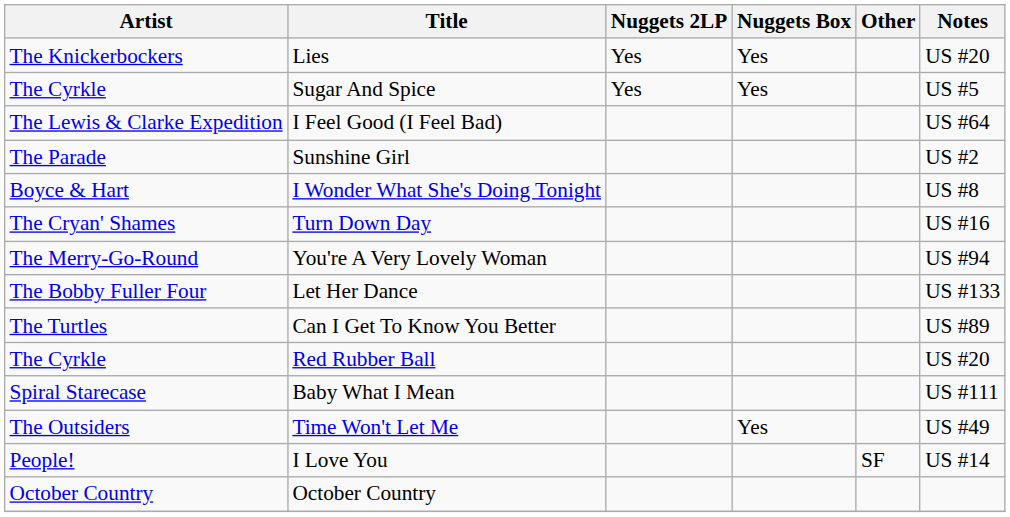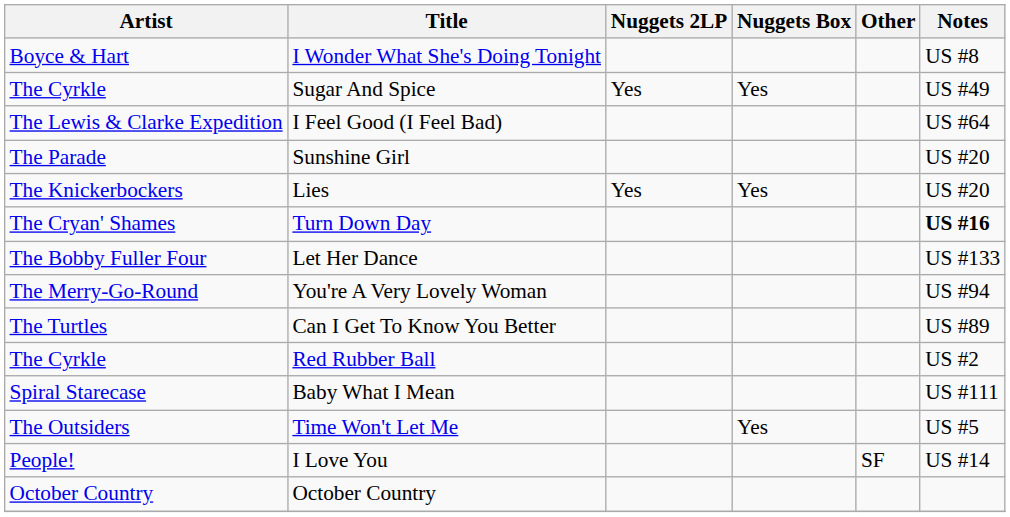rows swapped: (311, 55) <-> (447, 190)
(952, 88) US #5 -> (957, 88) US #49
(952, 156) US #2 -> (957, 156) US #20
(957, 223) normal -> (957, 223) bold
rows swapped: (420, 257) <-> (355, 291)
(957, 358) US #20 -> (952, 358) US #2
(957, 426) US #49 -> (952, 426) US #5
